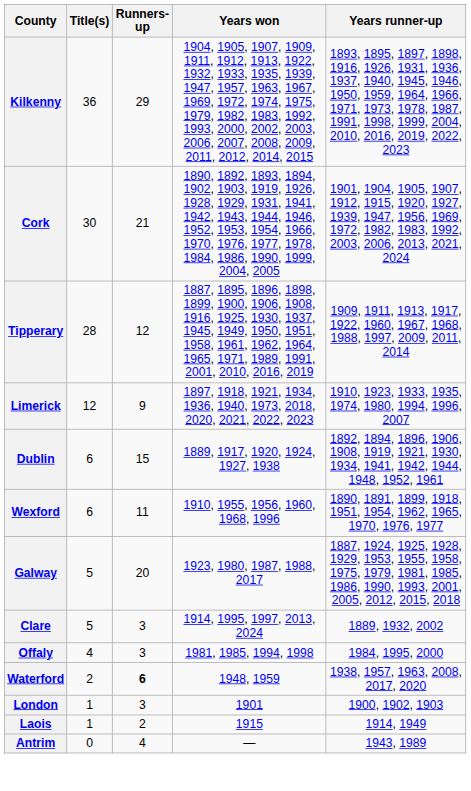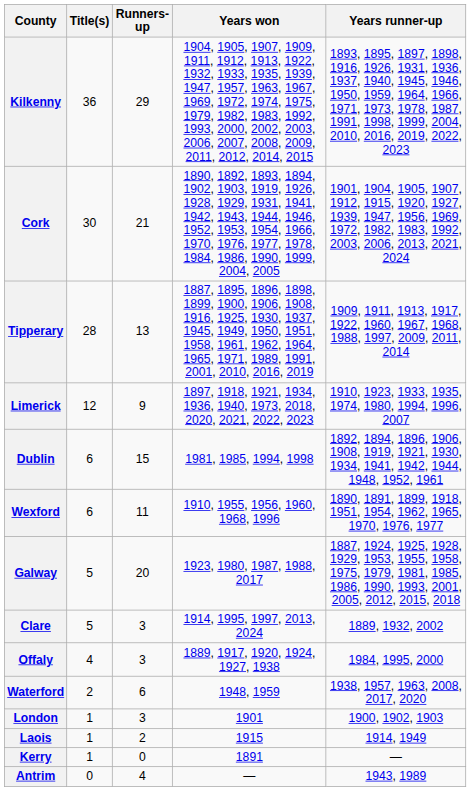(142, 331) 12 -> (142, 331) 13
(249, 459) 1889, 1917, 1920, 1924, 1927, 1938 -> (249, 459) 1981, 1985, 1994, 1998
(249, 652) 1981, 1985, 1994, 1998 -> (249, 659) 1889, 1917, 1920, 1924, 1927, 1938
(142, 678) bold -> (142, 692) normal
+ row: (36, 757)
